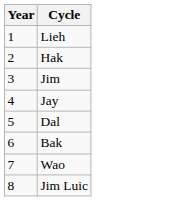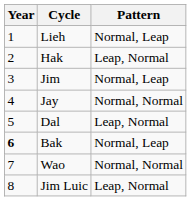+ column: (139, 15)
(11, 143) normal -> (11, 143) bold
